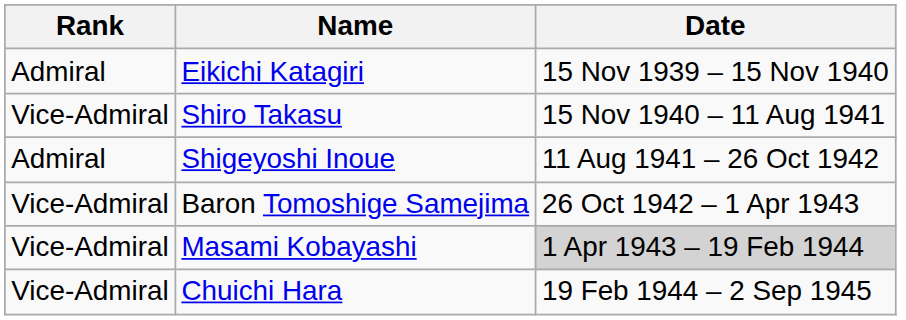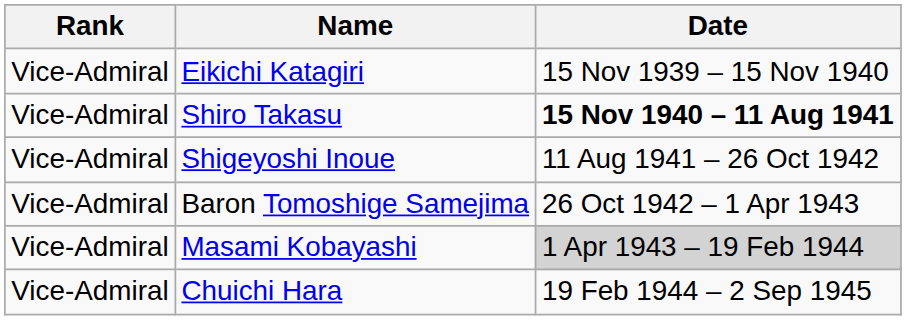(58, 70) Admiral -> (90, 70) Vice-Admiral
(713, 114) normal -> (718, 114) bold
(58, 159) Admiral -> (90, 159) Vice-Admiral
